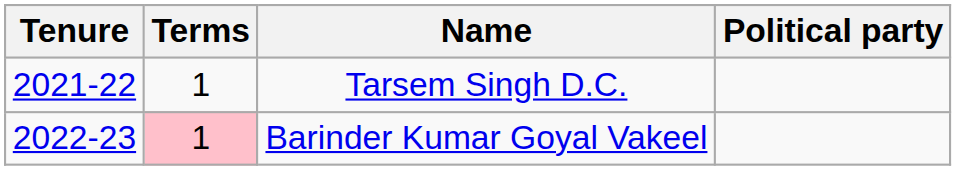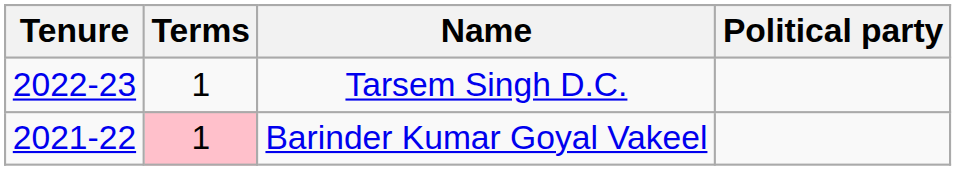(74, 84) 2021-22 -> (74, 84) 2022-23
(74, 137) 2022-23 -> (74, 137) 2021-22
